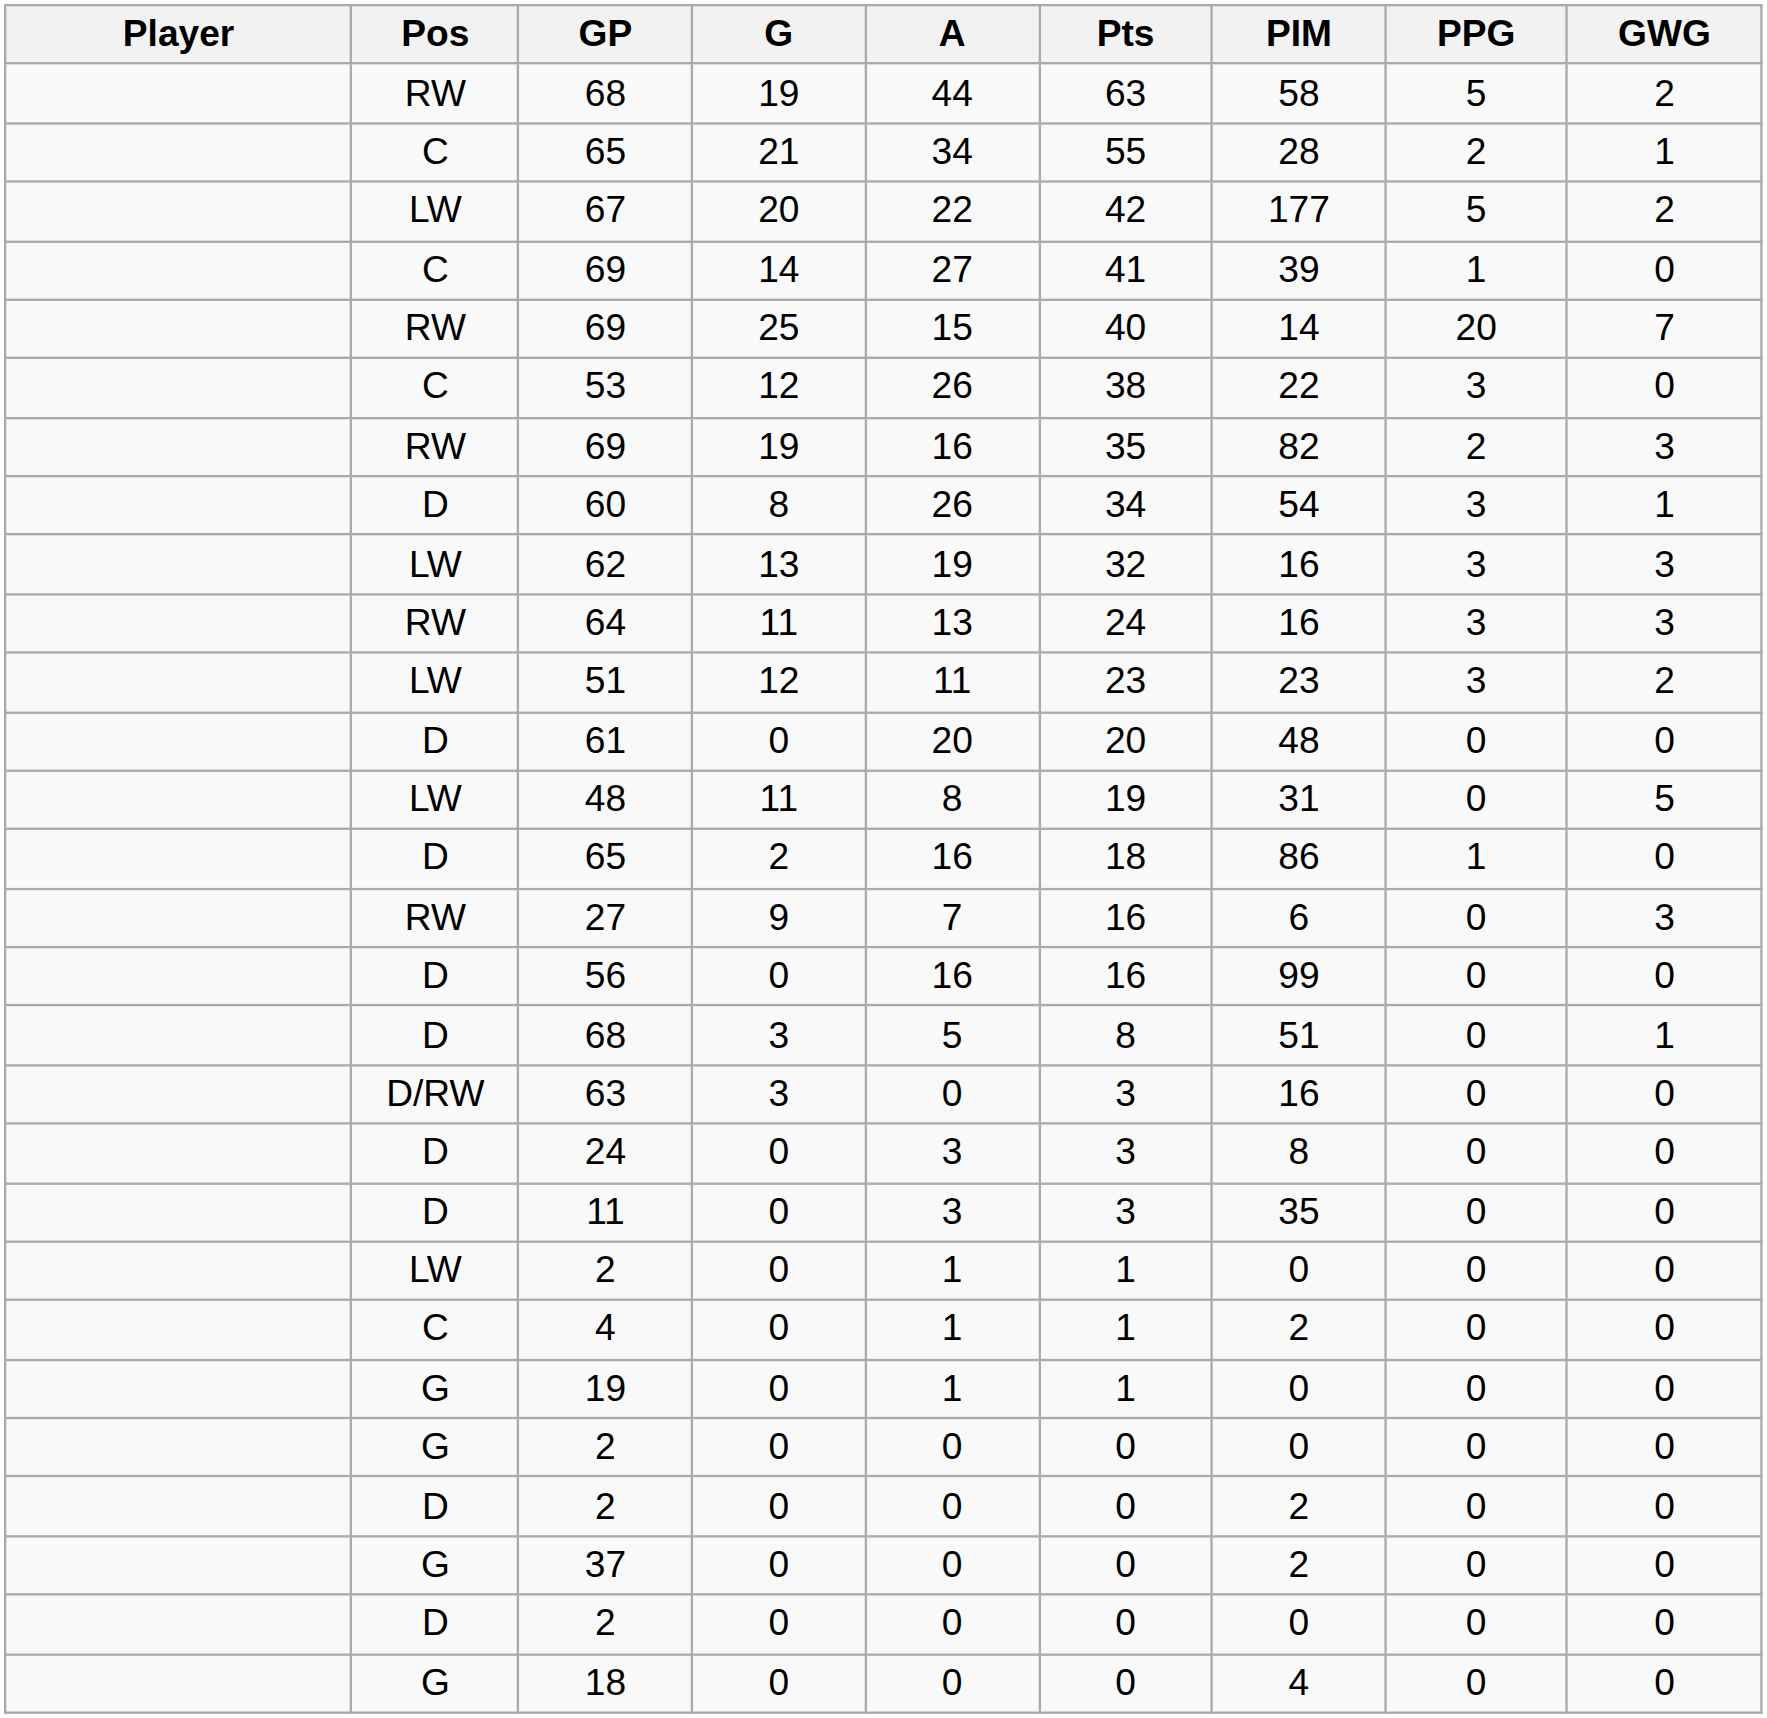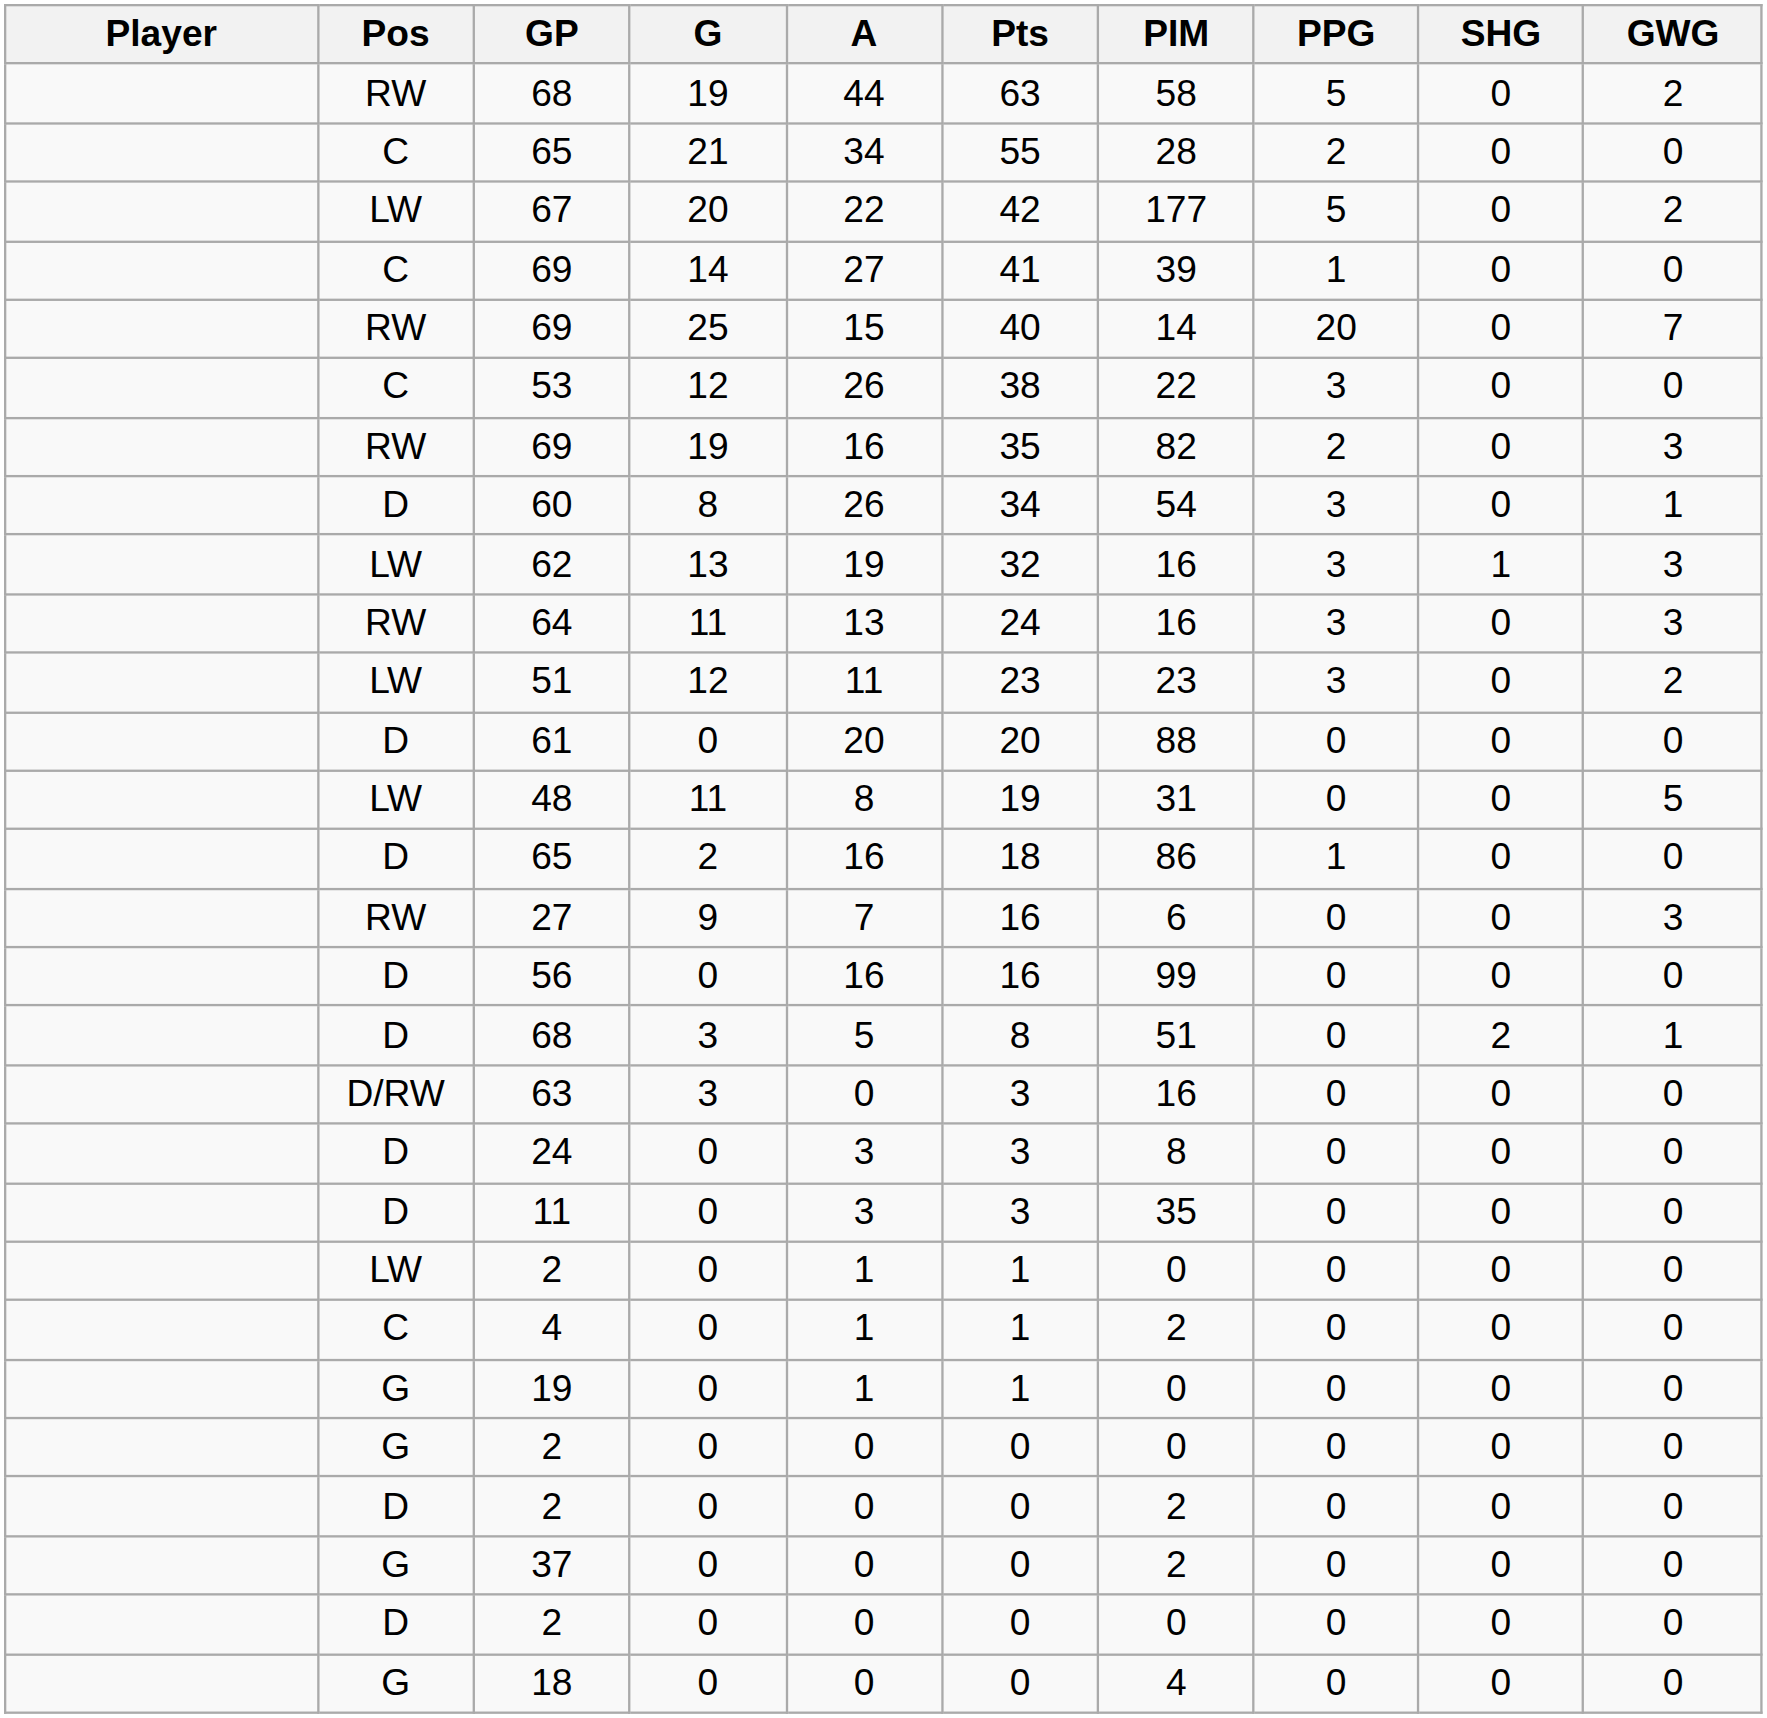+ column: (1501, 33)
(1665, 151) 1 -> (1673, 151) 0
(1299, 740) 48 -> (1176, 740) 88
